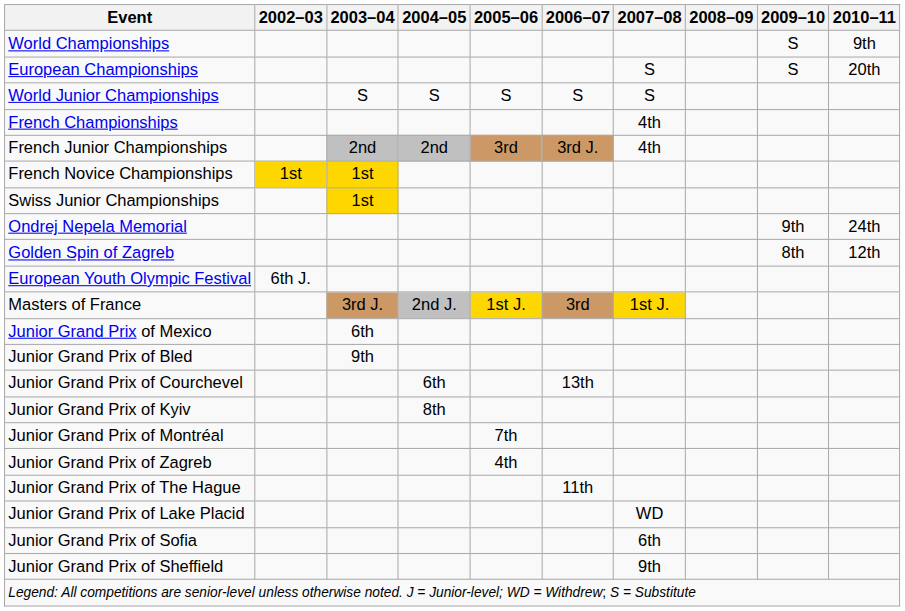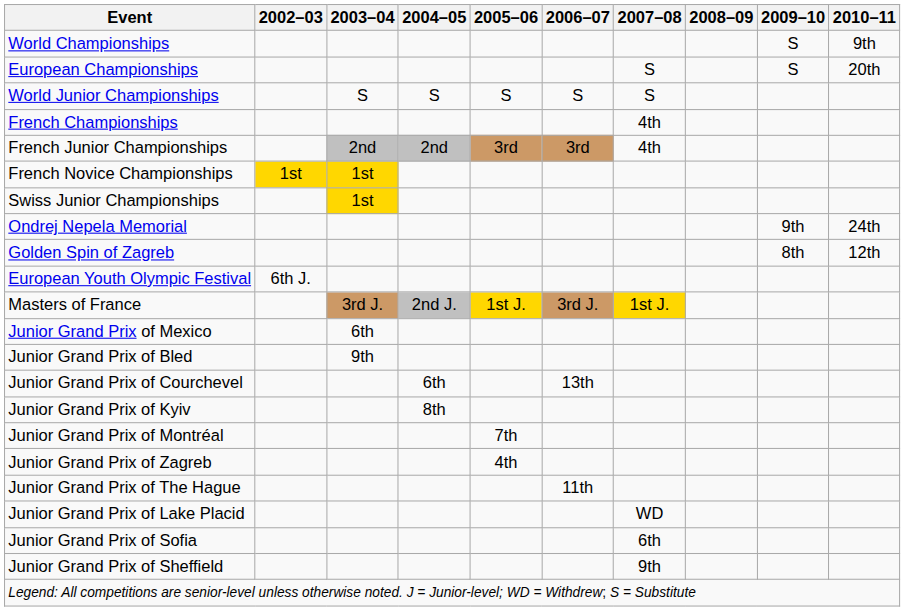(578, 148) 3rd J. -> (578, 148) 3rd
(578, 305) 3rd -> (578, 305) 3rd J.
